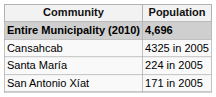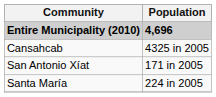rows swapped: (48, 83) <-> (37, 65)
